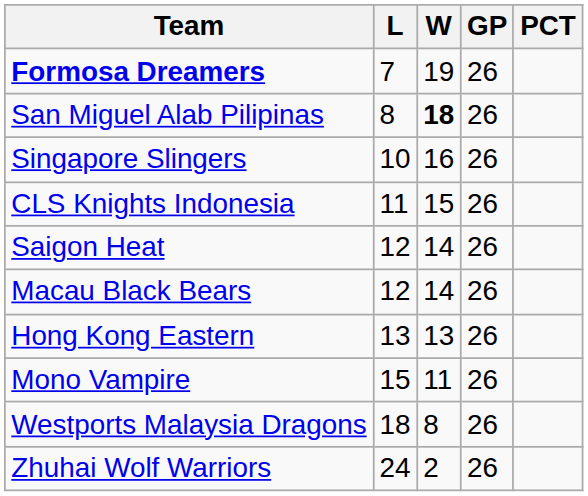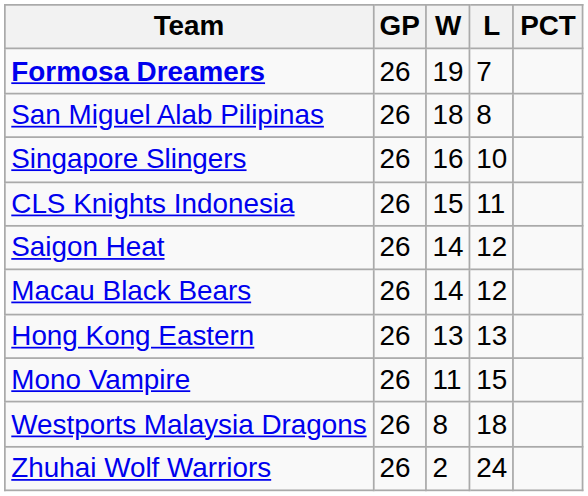columns swapped: (487, 26) <-> (395, 26)
(439, 114) bold -> (448, 114) normal
